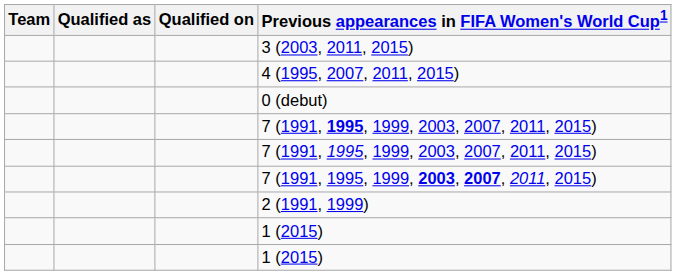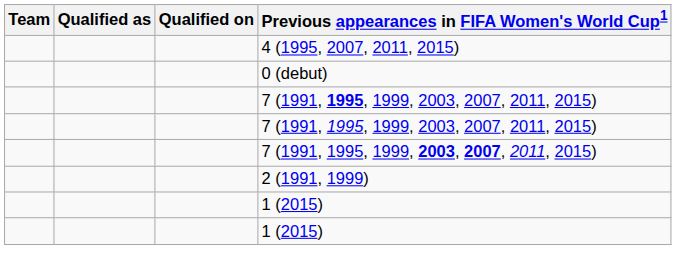- row: (29, 48)
